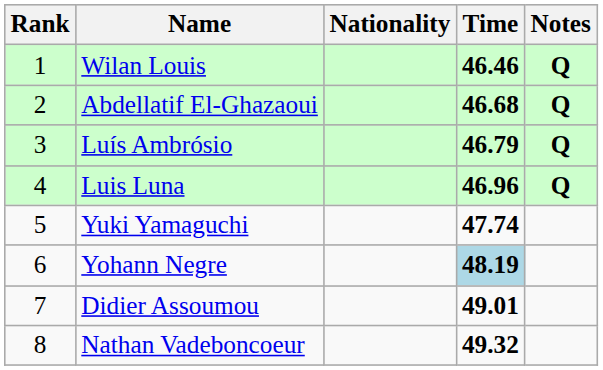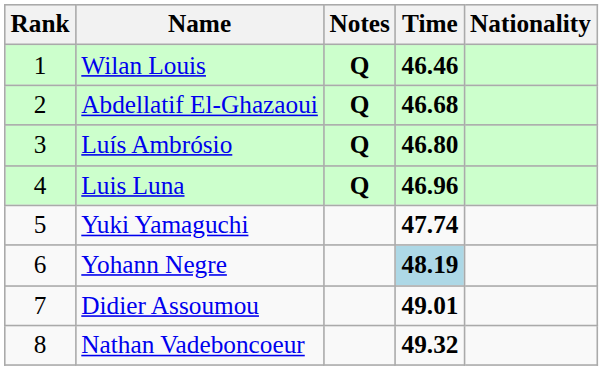columns swapped: (390, 24) <-> (561, 24)
(490, 144) 46.79 -> (430, 144) 46.80
